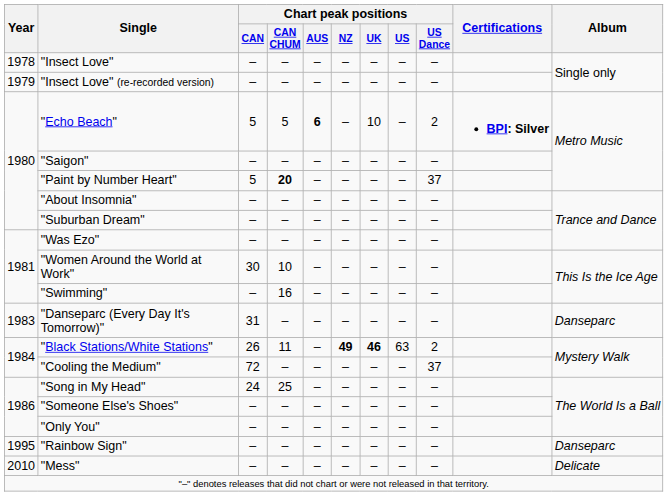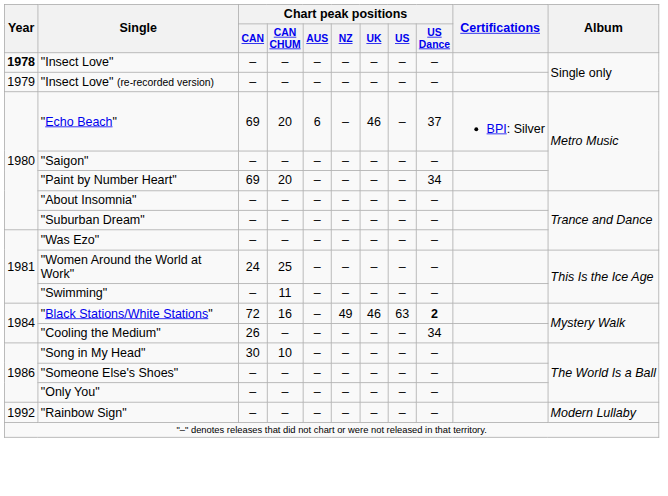(21, 62) normal -> (21, 62) bold
(253, 121) 5 -> (253, 121) 69
(285, 121) 5 -> (285, 121) 20
(317, 121) bold -> (317, 121) normal
(374, 121) 10 -> (374, 121) 46
(434, 121) 2 -> (434, 121) 37
(502, 129) bold -> (500, 129) normal
(253, 180) 5 -> (253, 180) 69
(285, 180) bold -> (285, 180) normal
(434, 180) 37 -> (434, 180) 34
(253, 266) 30 -> (253, 266) 24
(285, 266) 10 -> (285, 266) 25
(285, 293) 16 -> (285, 293) 11
- row: (115, 320)
(253, 347) 26 -> (253, 313) 72
(285, 347) 11 -> (285, 313) 16
(346, 347) bold -> (346, 313) normal
(374, 347) bold -> (374, 313) normal
(434, 347) normal -> (434, 313) bold
(253, 367) 72 -> (253, 333) 26
(434, 367) 37 -> (434, 333) 34
(253, 386) 24 -> (253, 353) 30
(285, 386) 25 -> (285, 353) 10
(21, 446) 1995 -> (21, 412) 1992
(585, 446) Danseparc -> (593, 412) Modern Lullaby
- row: (60, 466)
